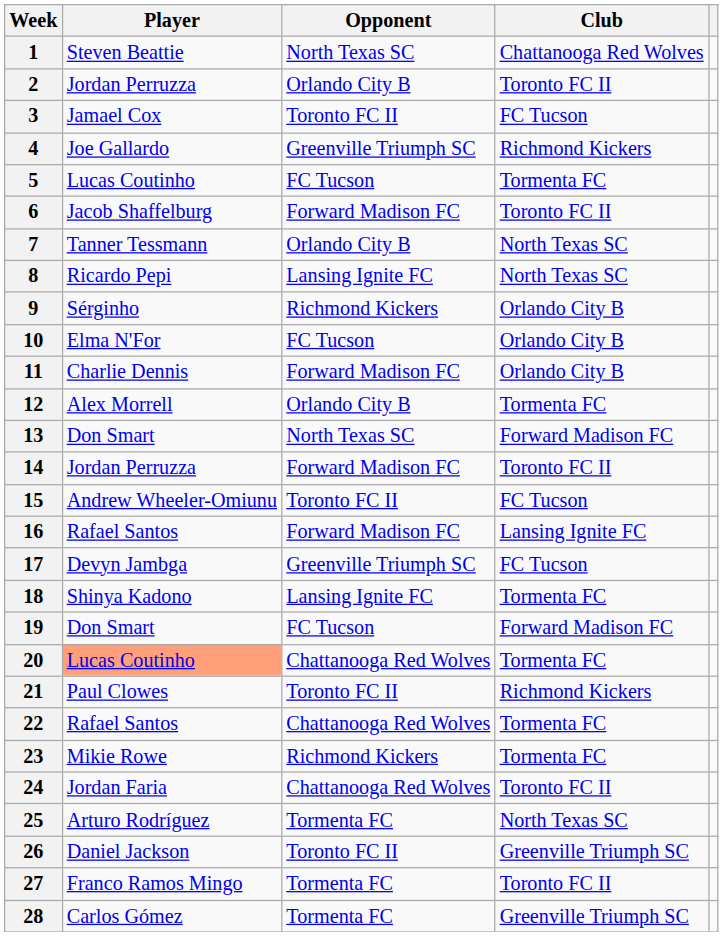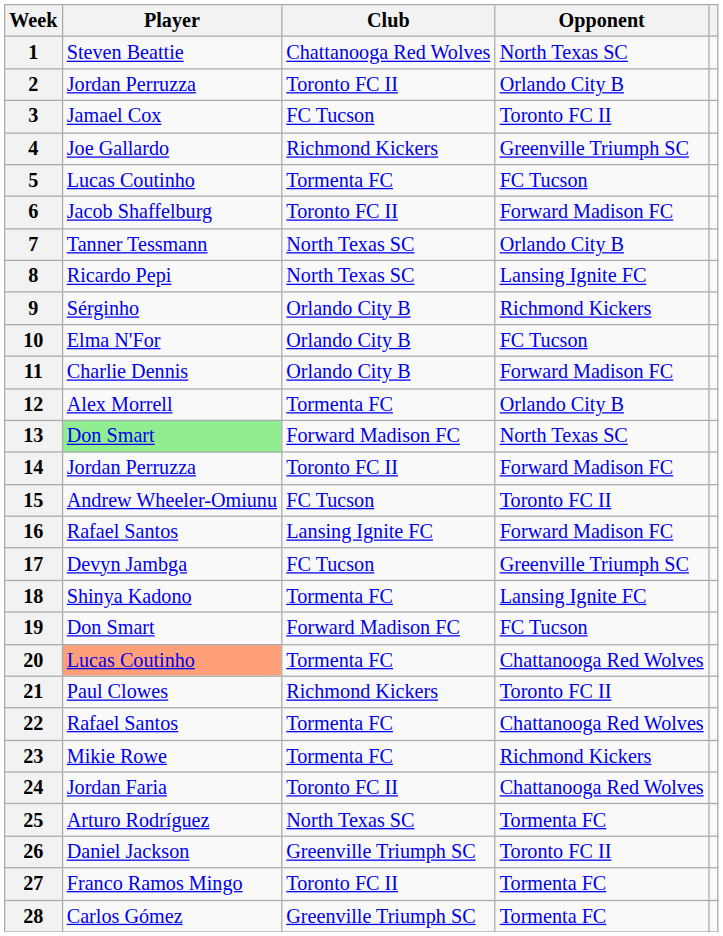columns swapped: (602, 20) <-> (388, 20)
(111, 436) no background -> (111, 436) lightgreen background
